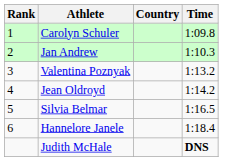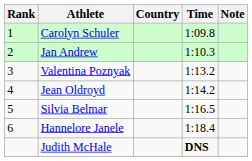+ column: (233, 14)
